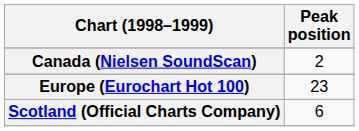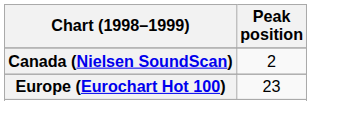- row: (144, 112)
